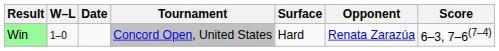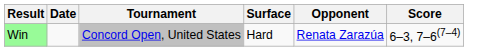- column: (63, 14)
